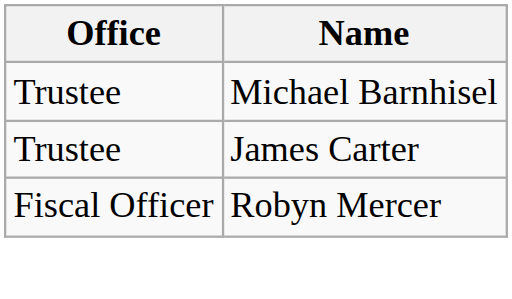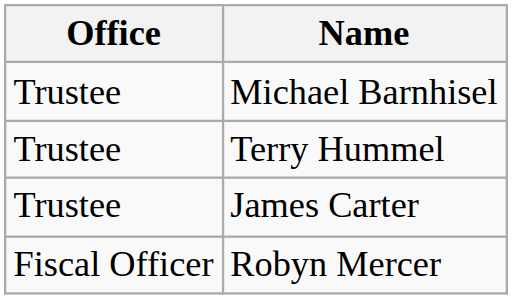+ row: (337, 148)
